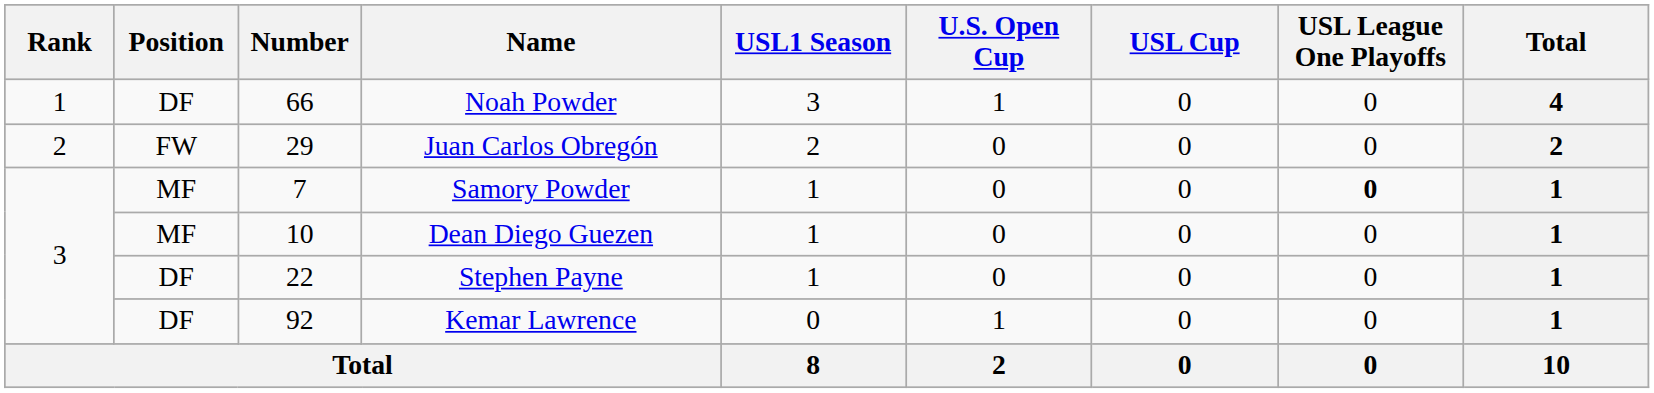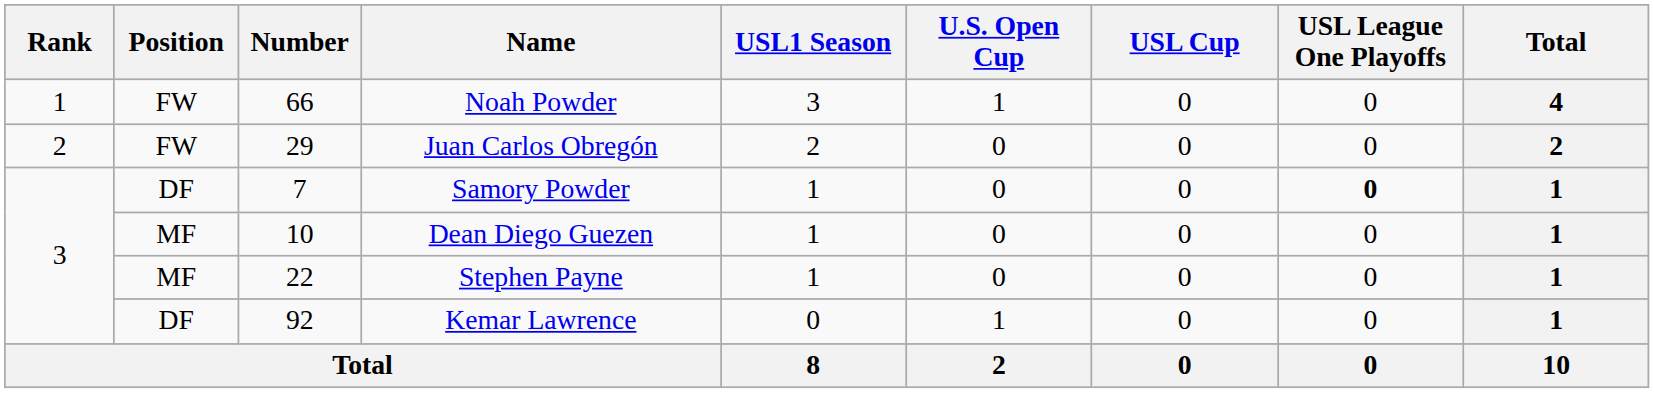(176, 101) DF -> (176, 101) FW
(176, 189) MF -> (176, 189) DF
(176, 277) DF -> (176, 277) MF
